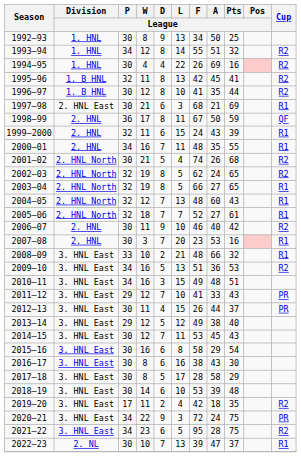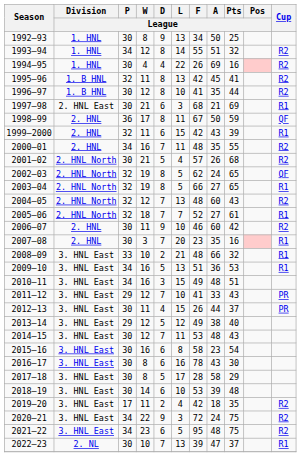(198, 133) 24 -> (198, 133) 42
(284, 147) R1 -> (284, 147) R2
(198, 161) 74 -> (198, 161) 57
(284, 174) R2 -> (284, 174) QF
(284, 201) R1 -> (284, 201) R2
(216, 228) 40 -> (216, 228) 60
(216, 242) 53 -> (216, 242) 35
(284, 269) R2 -> (284, 269) R1
(216, 337) 45 -> (216, 337) 48
(216, 350) 29 -> (216, 350) 23
(198, 364) 38 -> (198, 364) 78
(284, 418) PR -> (284, 418) R2
(216, 432) 28 -> (216, 432) 48
